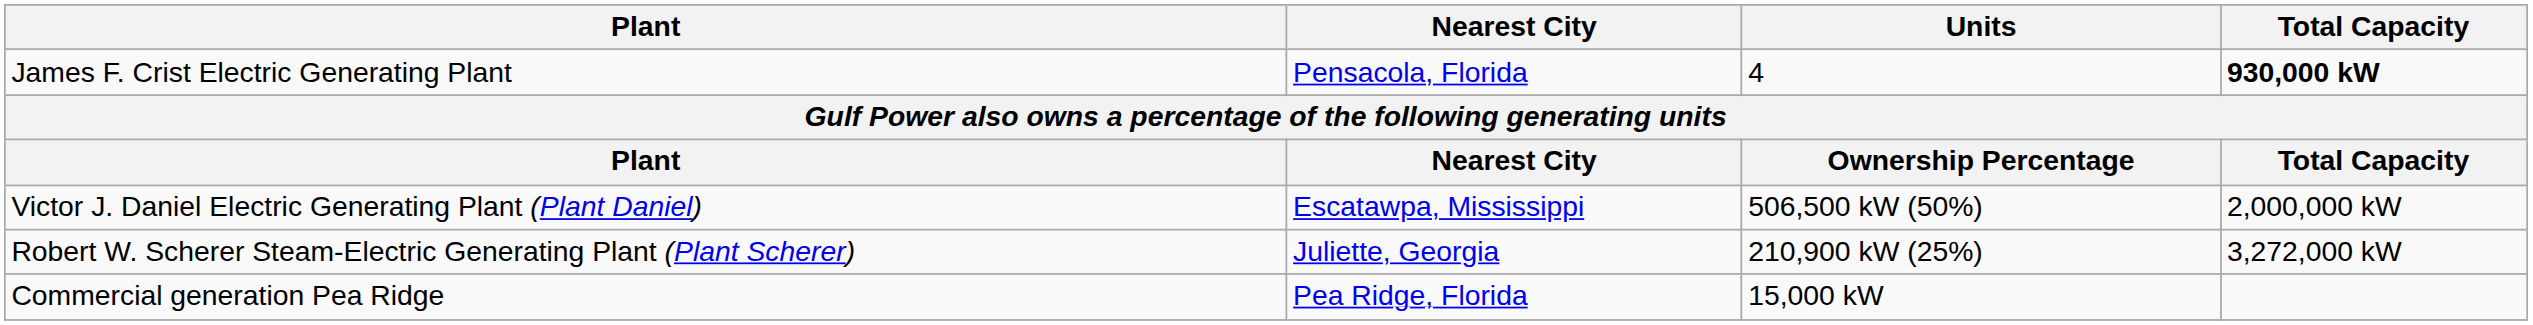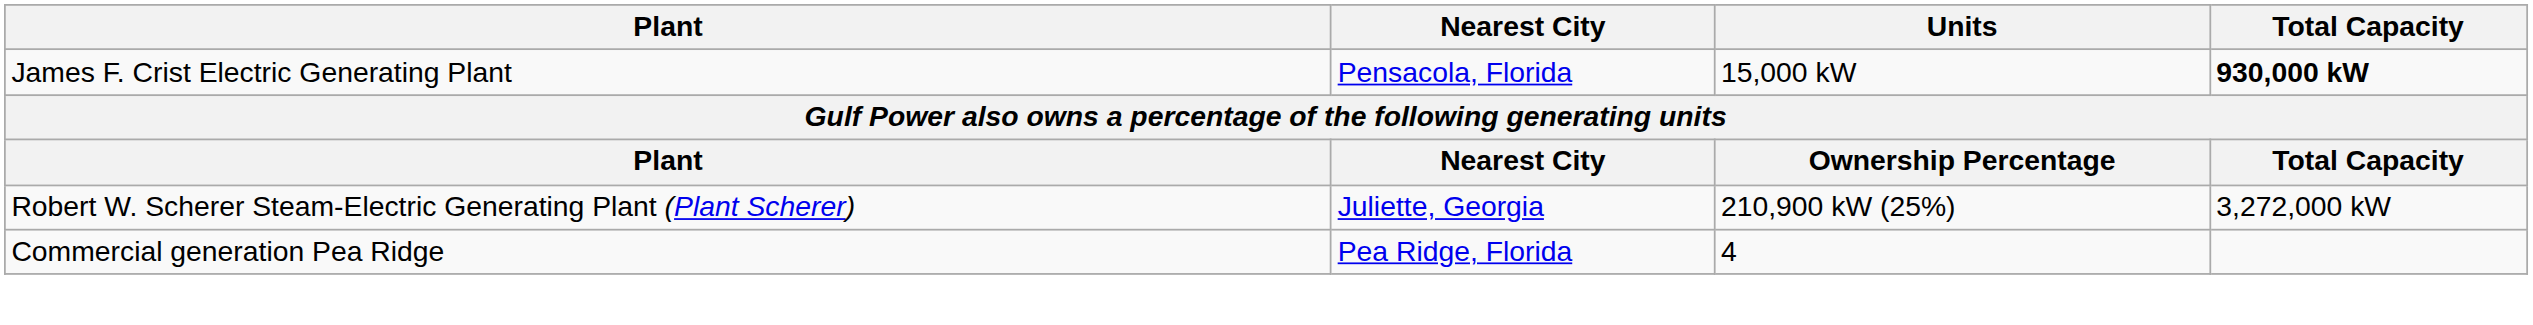(1756, 71) 4 -> (1789, 71) 15,000 kW
- row: (357, 206)
(1816, 296) 15,000 kW -> (1729, 251) 4
